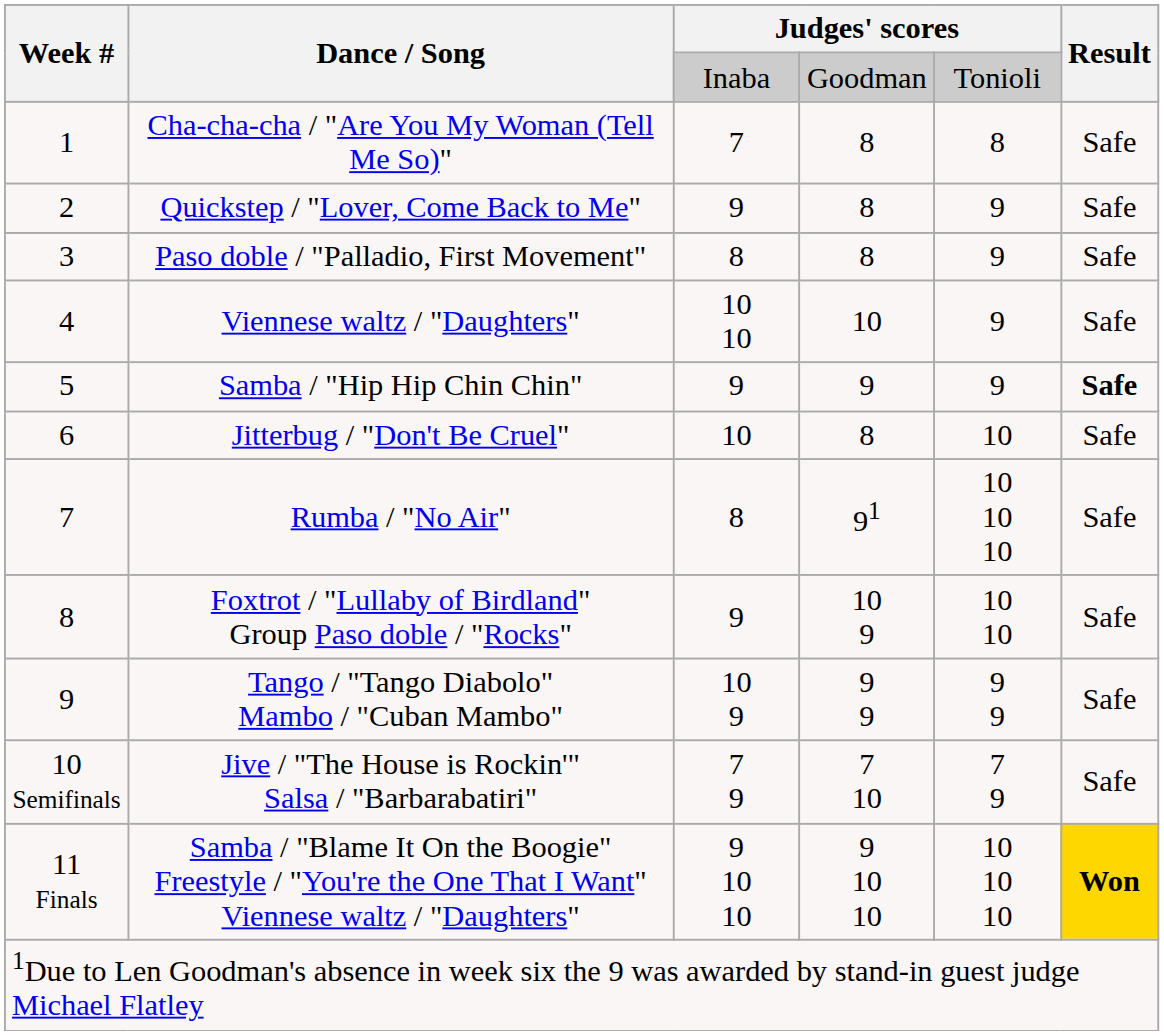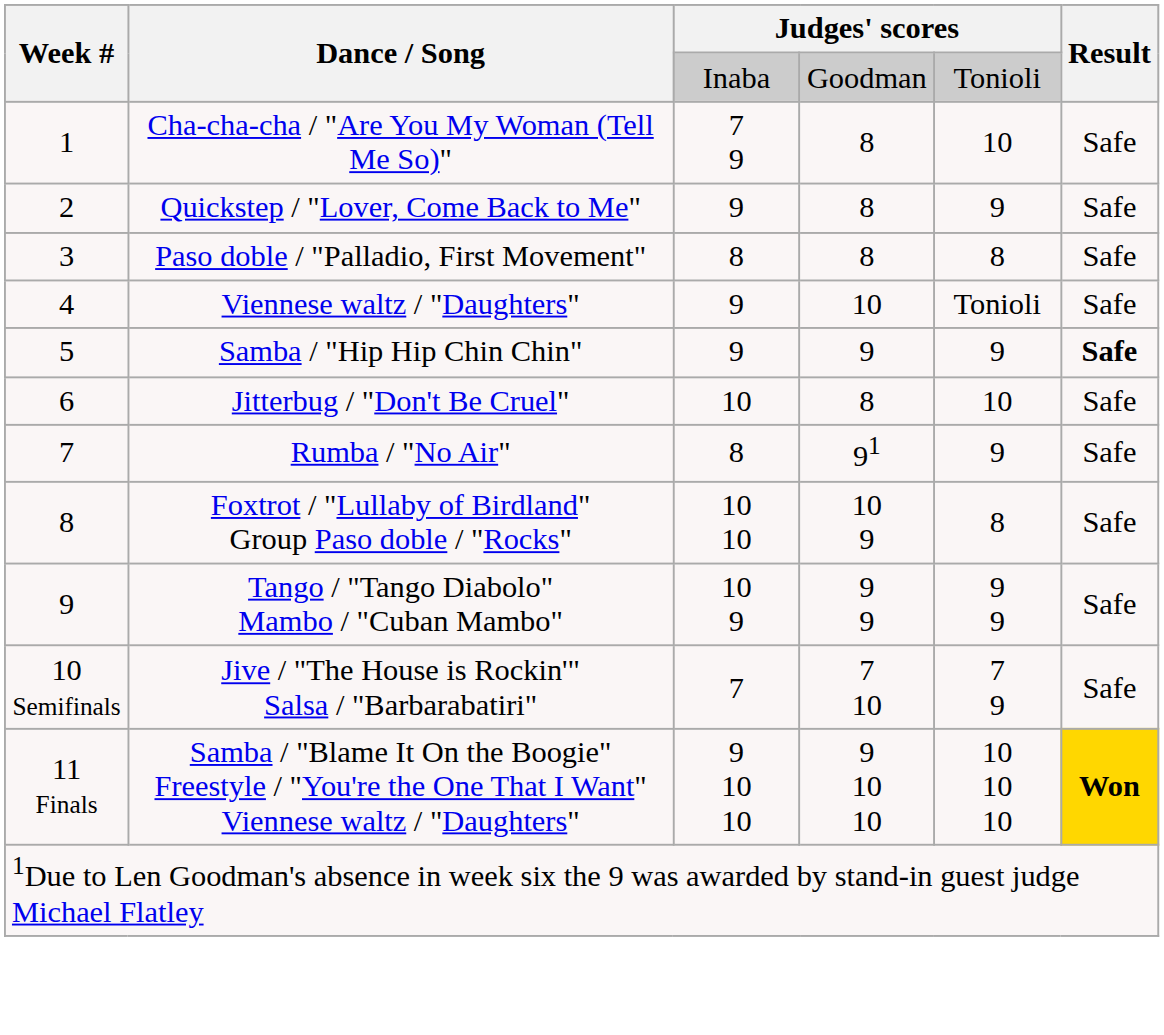(736, 142) 7 -> (736, 142) 7 9
(997, 142) 8 -> (997, 142) 10
(997, 255) 9 -> (997, 255) 8
(736, 320) 10 10 -> (736, 303) 9
(997, 320) 9 -> (997, 303) Tonioli
(997, 516) 10 10 10 -> (997, 452) 9
(736, 616) 9 -> (736, 522) 10 10
(997, 616) 10 10 -> (997, 522) 8
(736, 781) 7 9 -> (736, 686) 7
